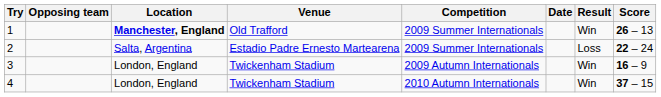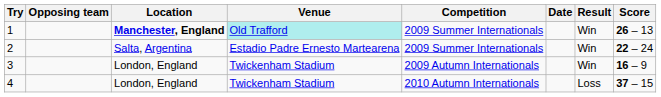(259, 30) no background -> (259, 30) paleturquoise background
(589, 48) Loss -> (587, 48) Win
(587, 83) Win -> (589, 83) Loss
